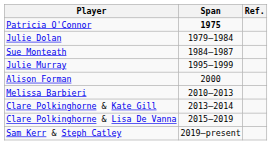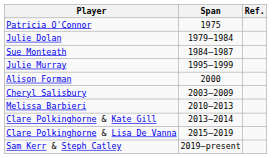(211, 25) bold -> (211, 25) normal
+ row: (46, 92)
